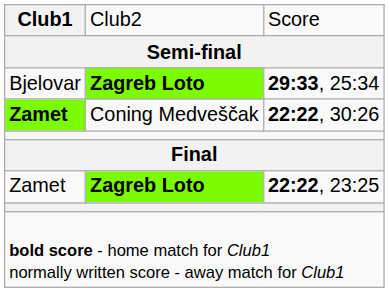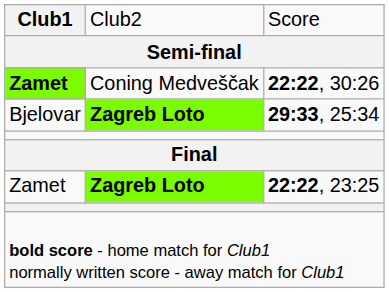rows swapped: (45, 83) <-> (38, 114)
